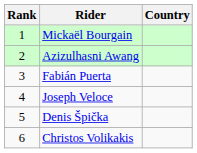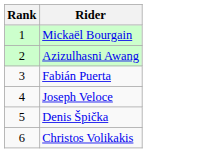- column: (167, 14)
